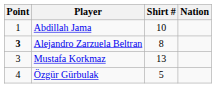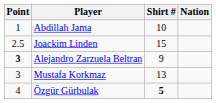+ row: (66, 43)
(161, 43) 8 -> (161, 59) 9
(161, 75) normal -> (161, 91) bold
